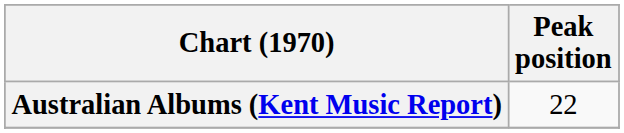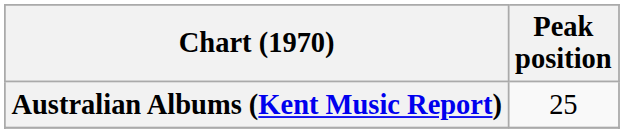(563, 104) 22 -> (563, 104) 25
